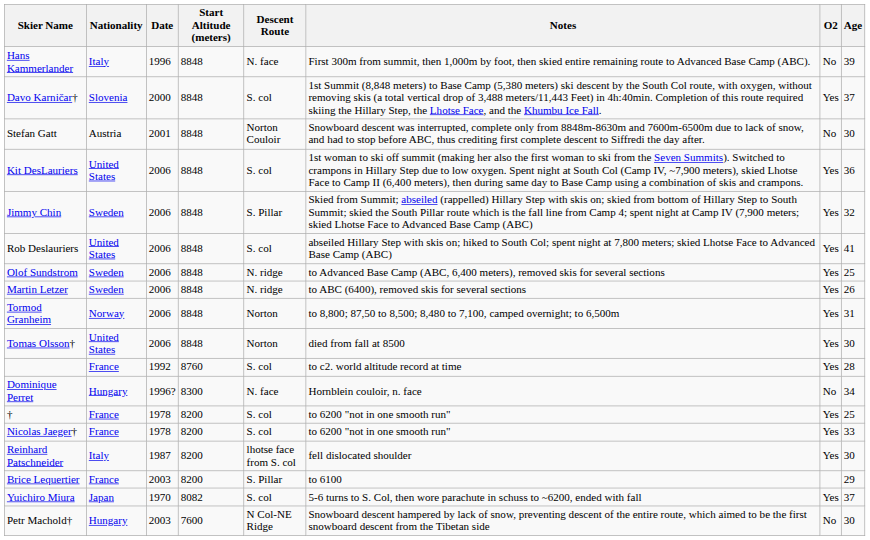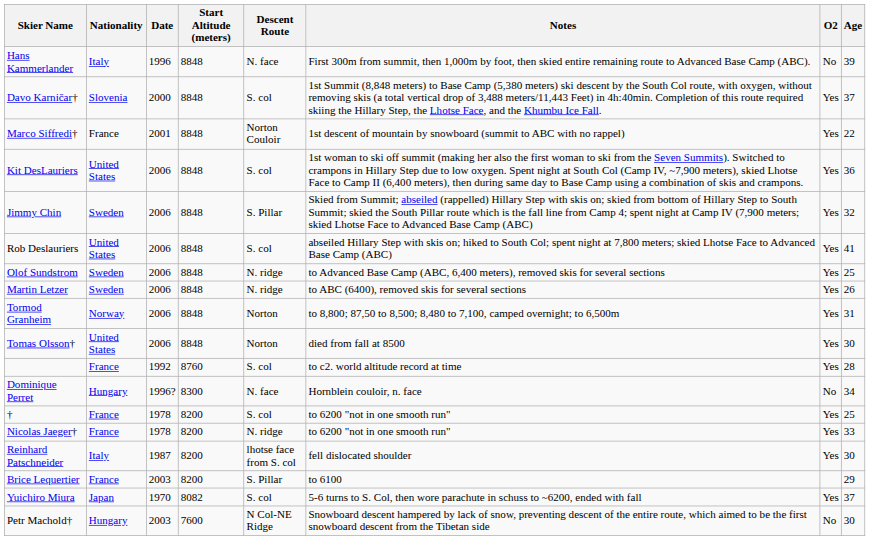+ row: (42, 134)
- row: (32, 134)
(259, 432) S. col -> (265, 432) N. ridge
